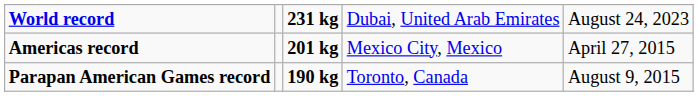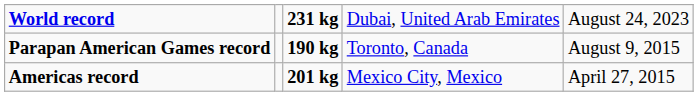rows swapped: (140, 76) <-> (74, 47)
